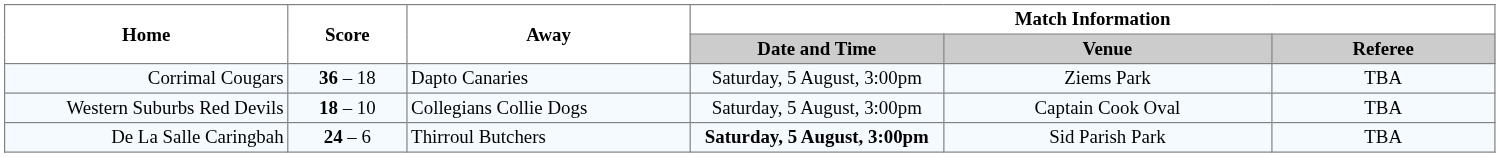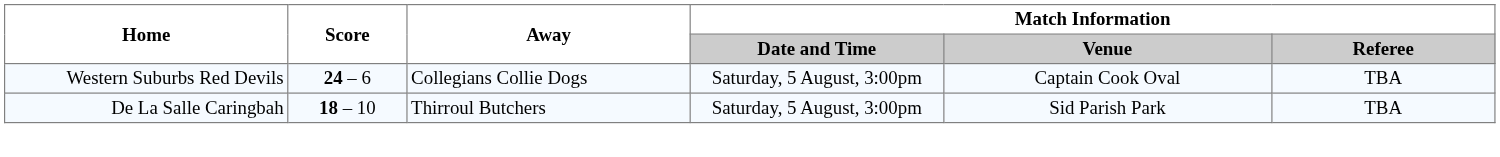- row: (216, 78)
(347, 107) 18 – 10 -> (347, 78) 24 – 6
(347, 137) 24 – 6 -> (347, 107) 18 – 10
(817, 137) bold -> (817, 107) normal
